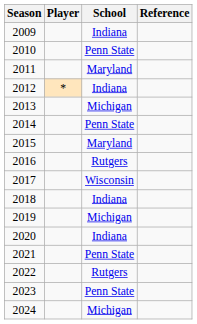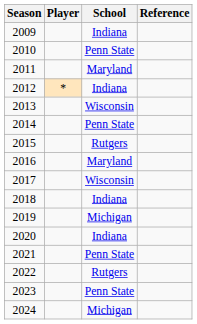(109, 106) Michigan -> (109, 106) Wisconsin
(109, 143) Maryland -> (109, 143) Rutgers
(109, 161) Rutgers -> (109, 161) Maryland
